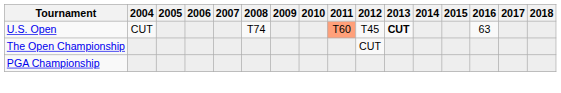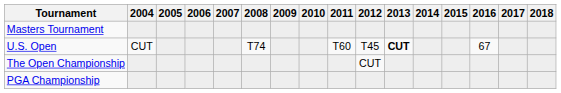+ row: (55, 30)
(342, 30) lightsalmon background -> (342, 47) no background
(484, 30) 63 -> (484, 47) 67
